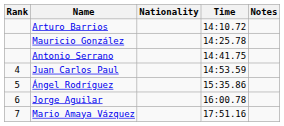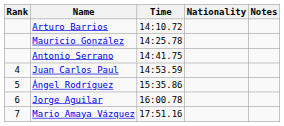columns swapped: (169, 12) <-> (225, 12)
